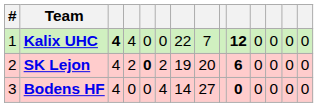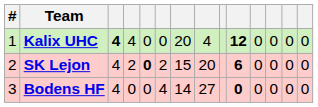(183, 41) 22 -> (183, 41) 20
(207, 41) 7 -> (207, 41) 4
(183, 65) 19 -> (183, 65) 15
